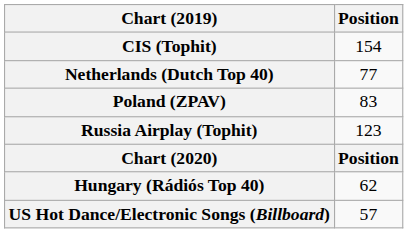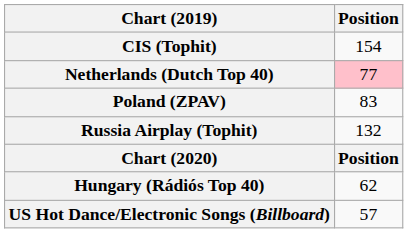(368, 74) no background -> (368, 74) pink background
(368, 130) 123 -> (368, 130) 132
